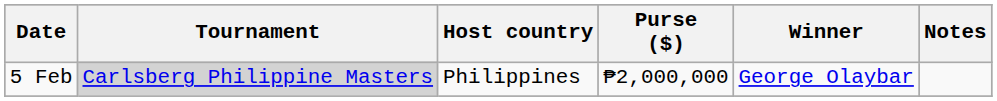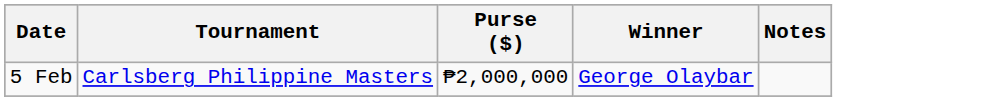- column: (518, 34)
(258, 79) lightgrey background -> (258, 79) no background
